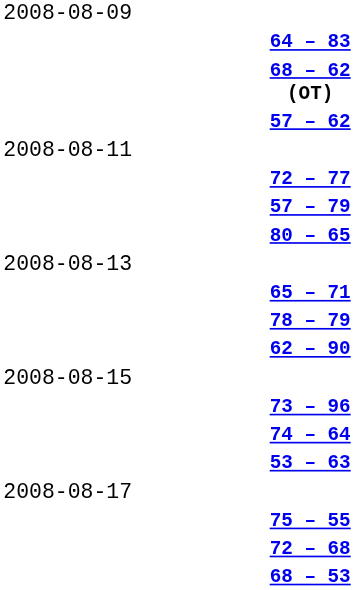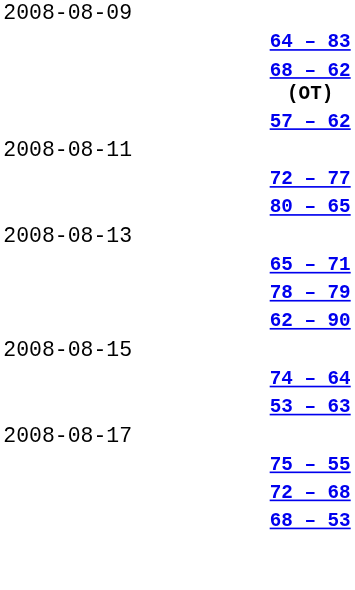- row: (130, 208)
- row: (130, 407)
